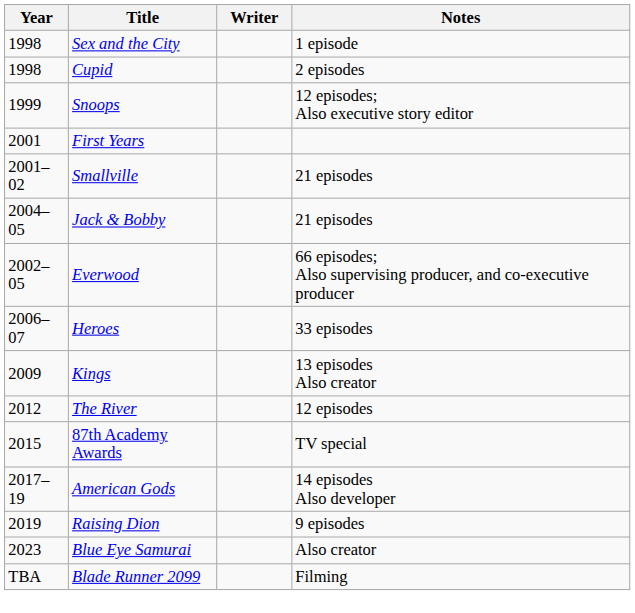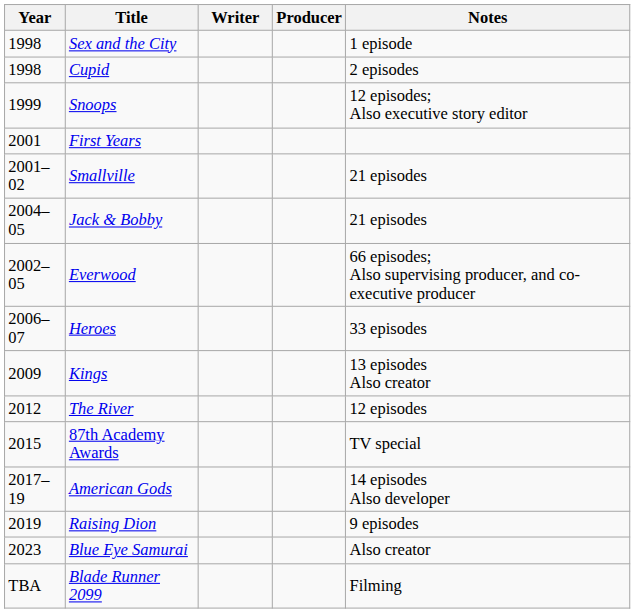+ column: (309, 17)
